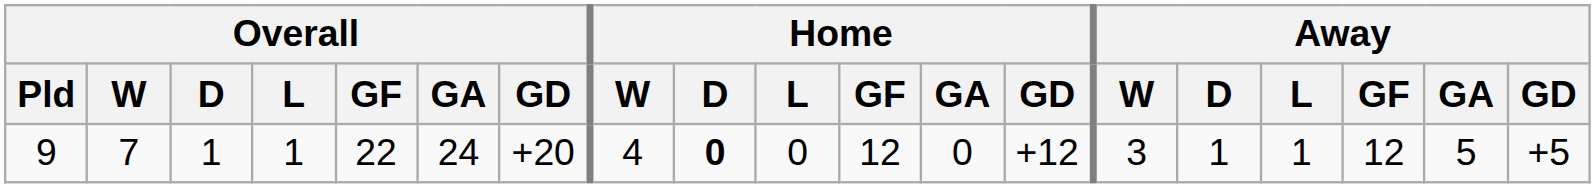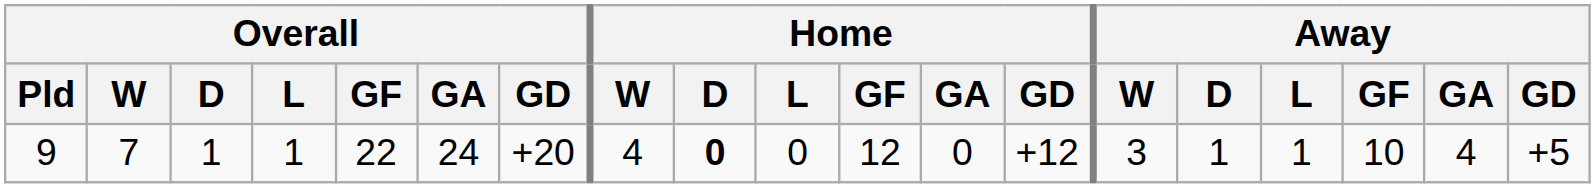(1384, 152) 12 -> (1384, 152) 10
(1466, 152) 5 -> (1466, 152) 4
